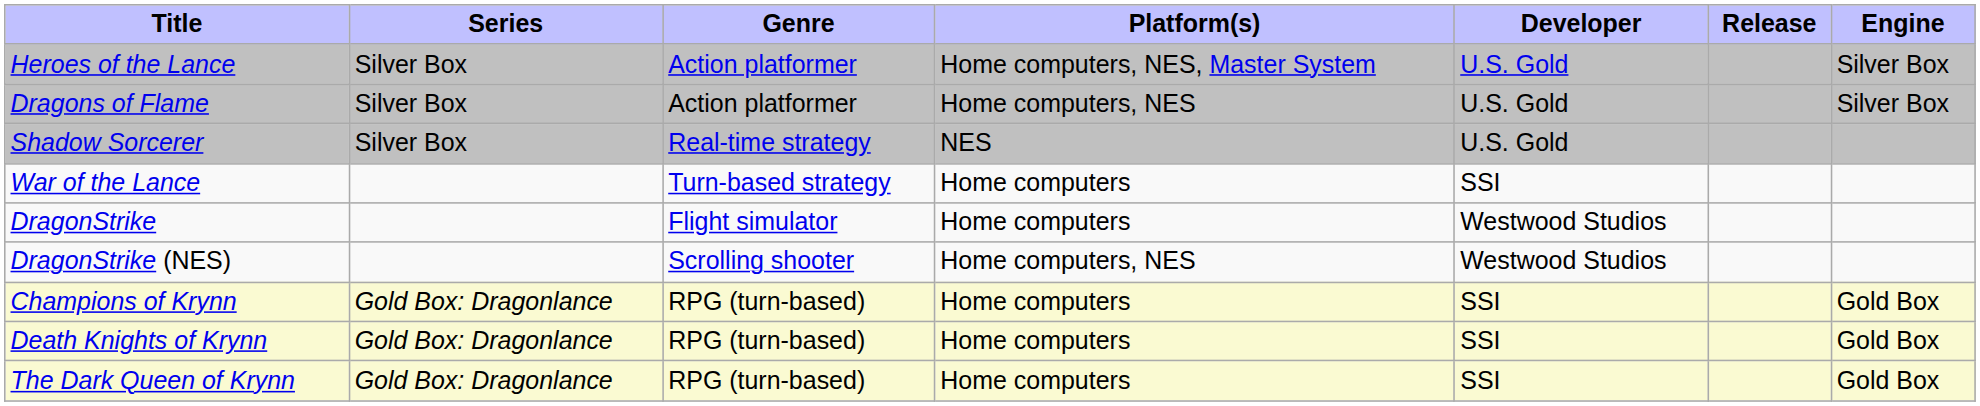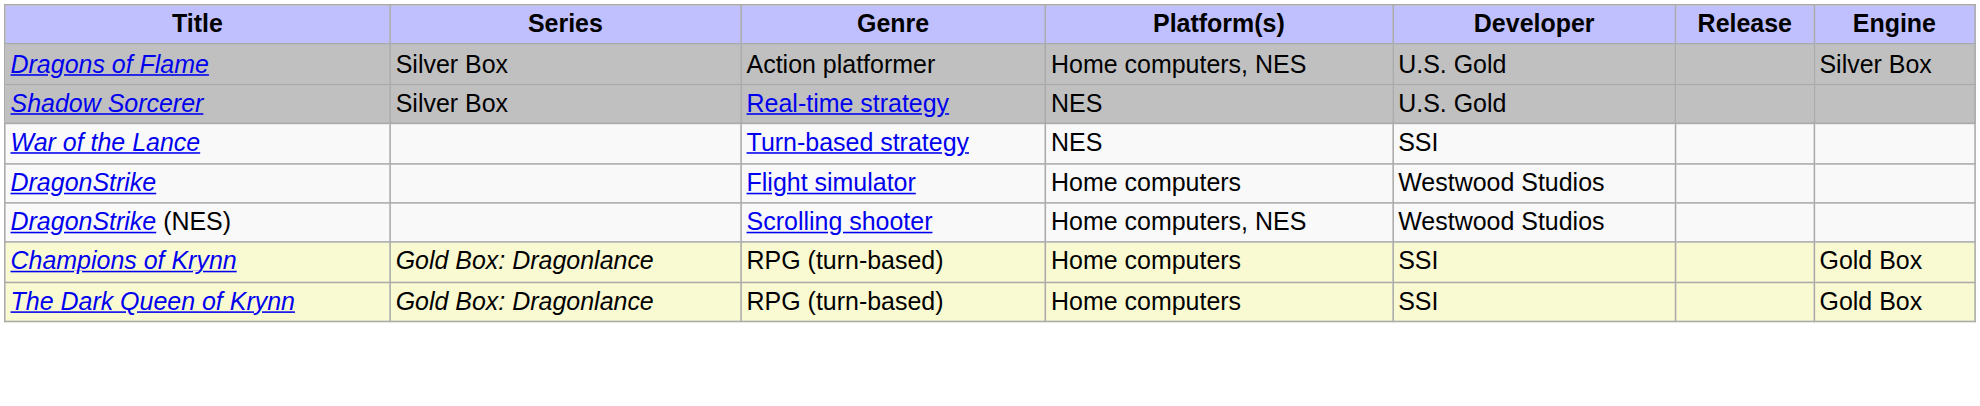- row: (123, 63)
(1035, 182) Home computers -> (1077, 143) NES
- row: (139, 340)
